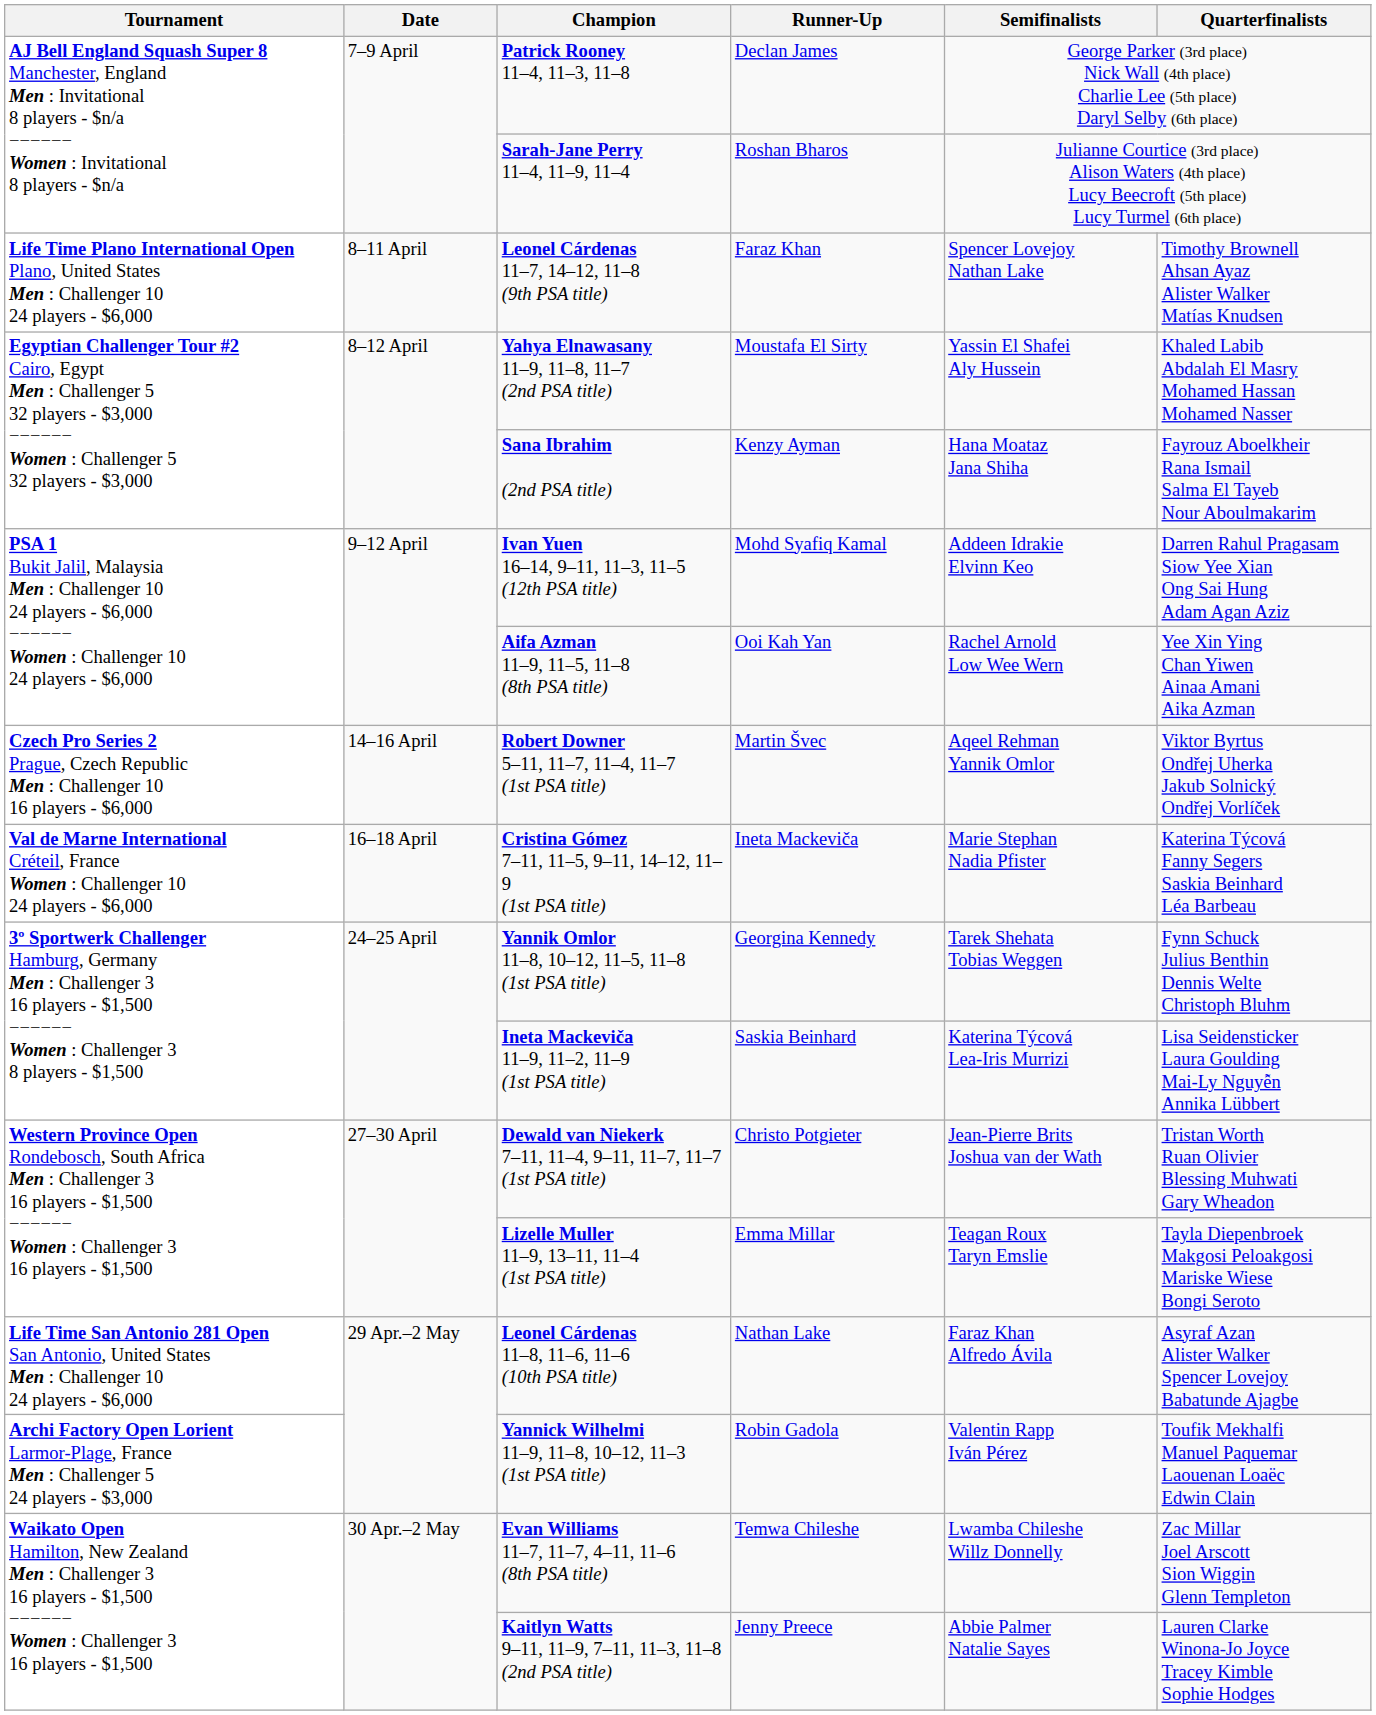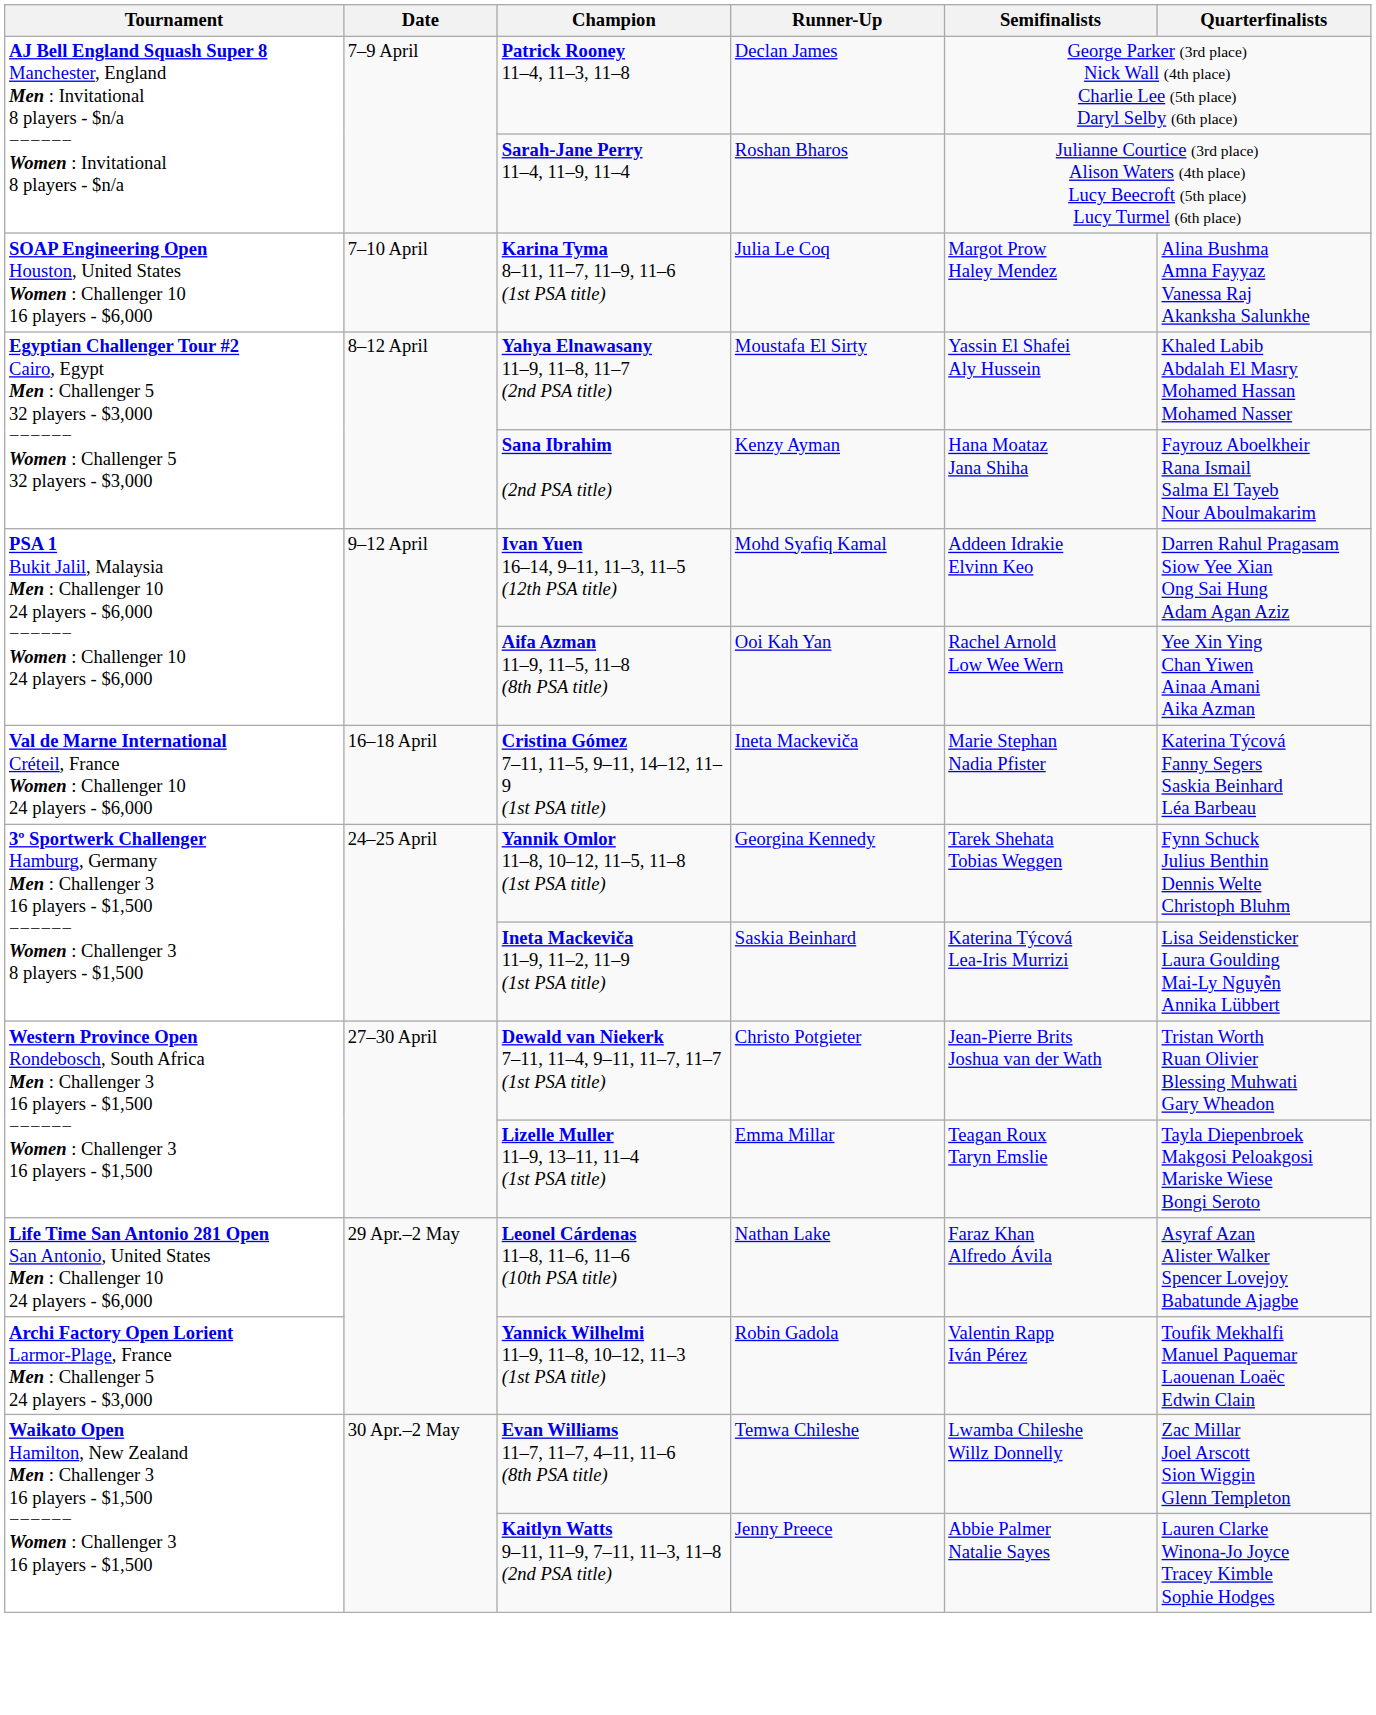+ row: (589, 270)
- row: (571, 270)
- row: (589, 763)
